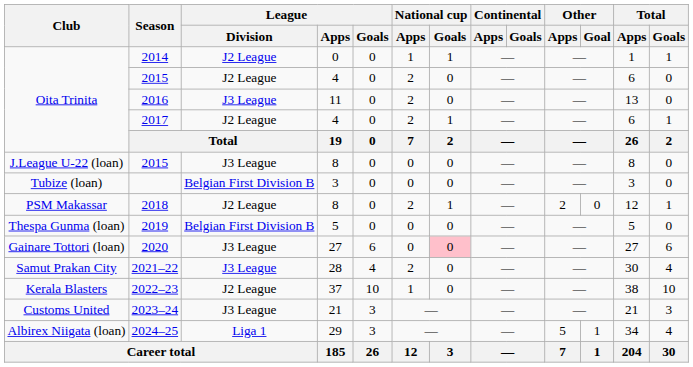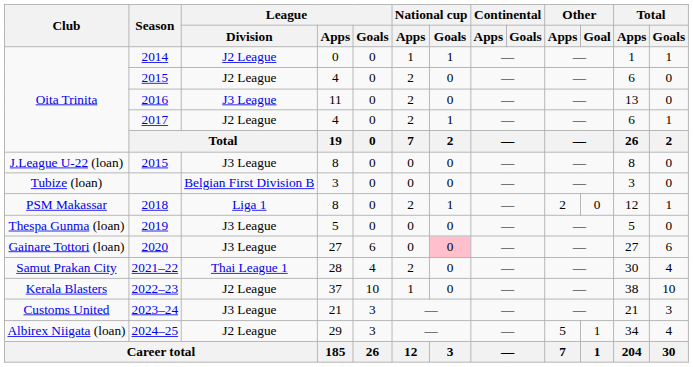(249, 204) J2 League -> (249, 204) Liga 1
(249, 225) Belgian First Division B -> (249, 225) J3 League
(249, 267) J3 League -> (249, 267) Thai League 1
(249, 330) Liga 1 -> (249, 330) J2 League
